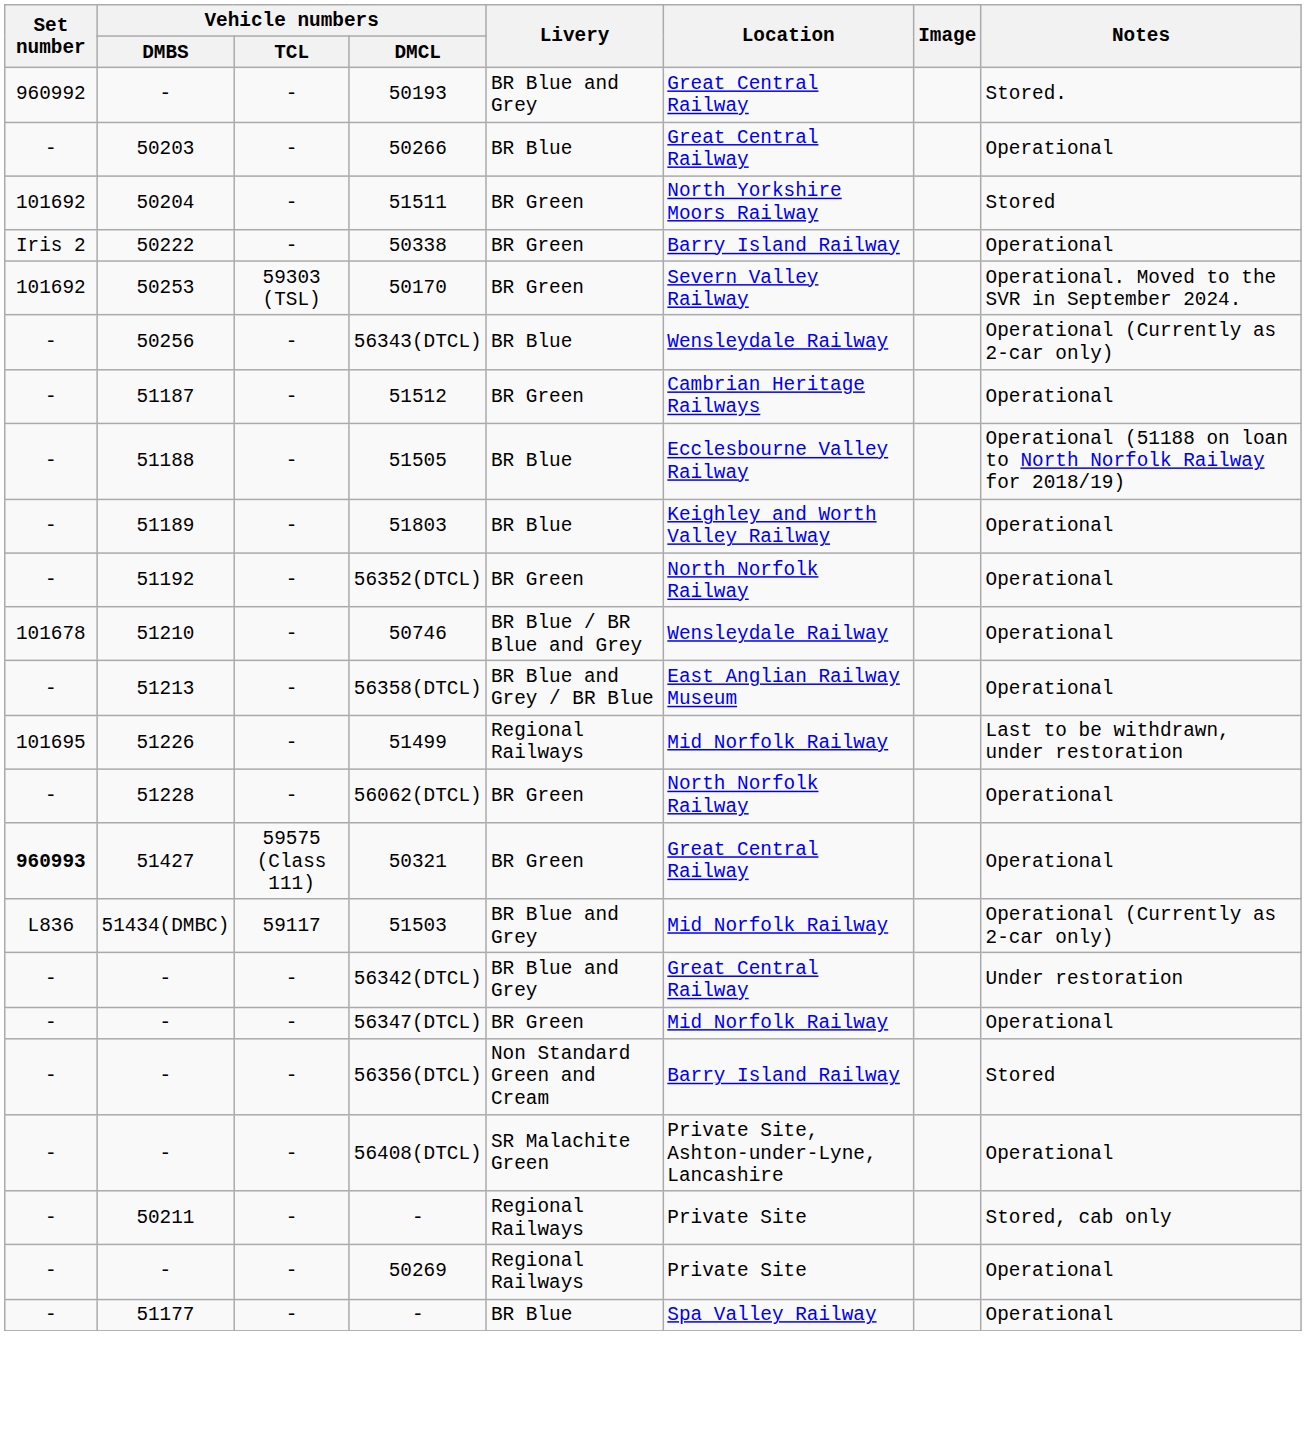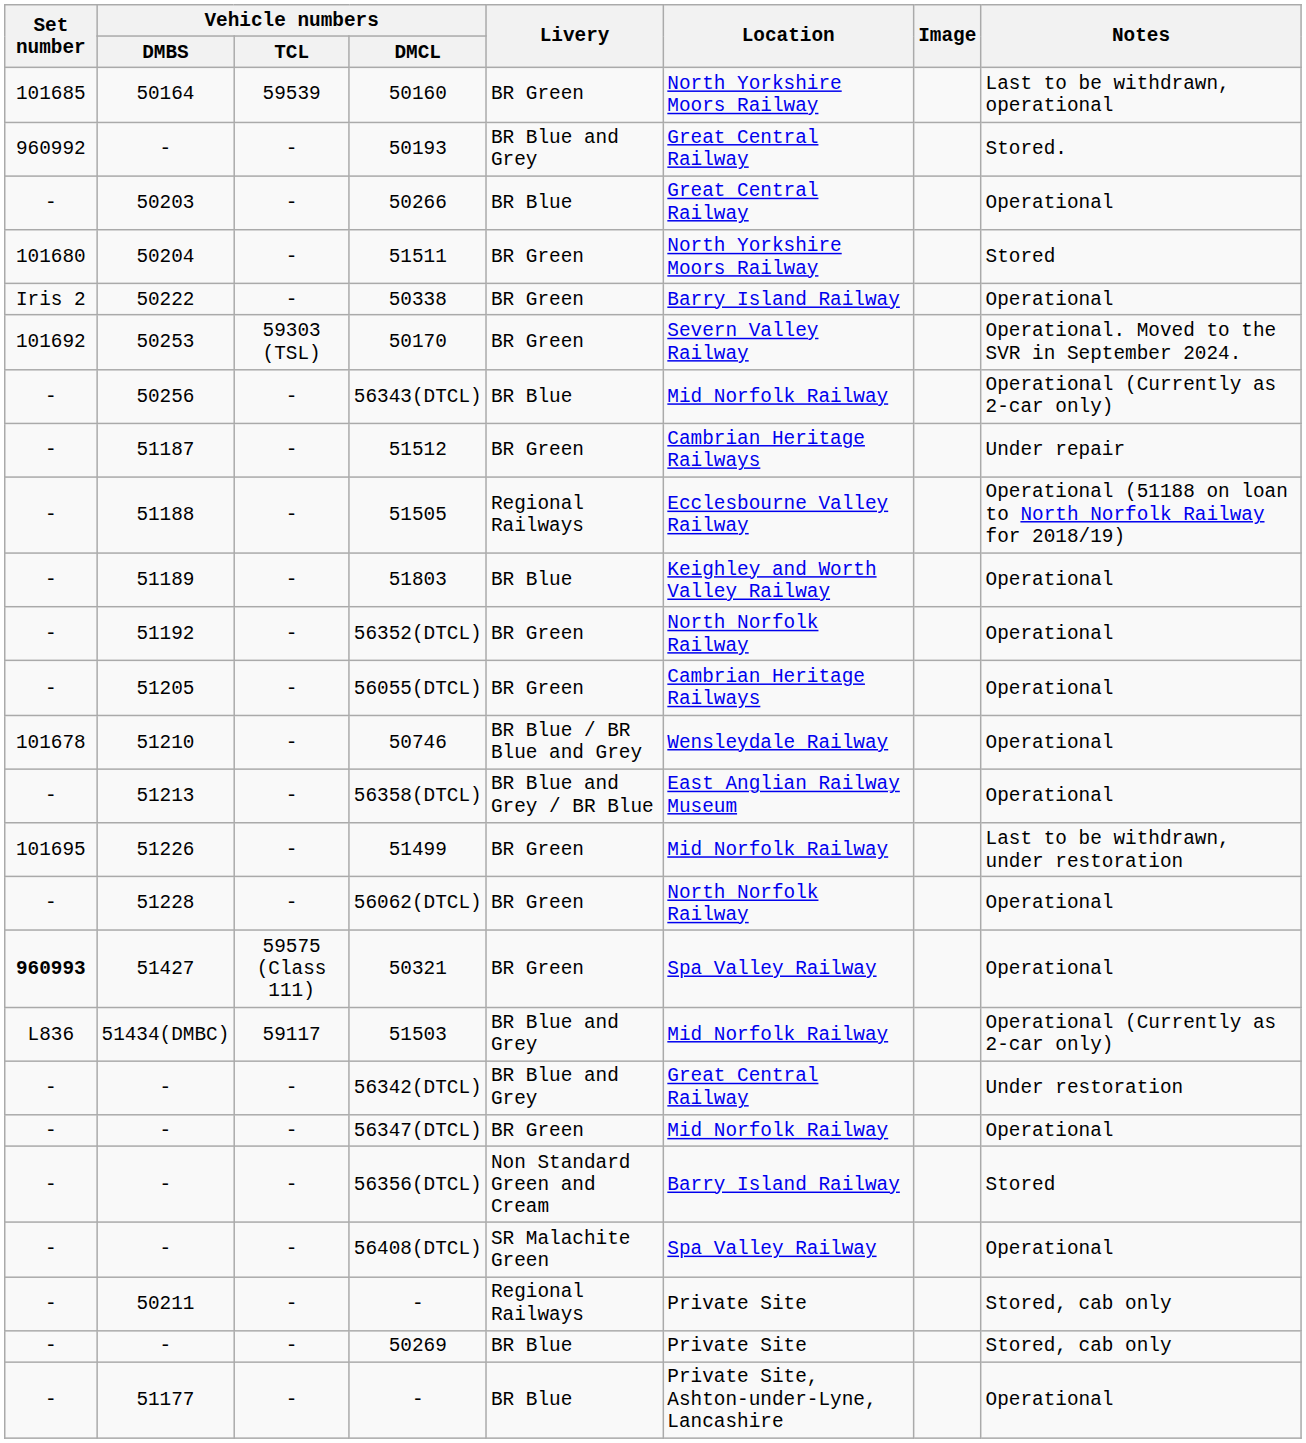+ row: (165, 95)
(51, 203) 101692 -> (51, 257) 101680
(778, 342) Wensleydale Railway -> (778, 396) Mid Norfolk Railway
(1049, 396) Operational -> (1055, 450) Under repair
(532, 461) BR Blue -> (537, 515) Regional Railways
+ row: (165, 688)
(537, 742) Regional Railways -> (537, 850) BR Green
(743, 861) Great Central Railway -> (772, 969) Spa Valley Railway
(772, 1153) Private Site, Ashton-under-Lyne, Lancashire -> (772, 1250) Spa Valley Railway
(537, 1272) Regional Railways -> (532, 1346) BR Blue
(1049, 1272) Operational -> (1079, 1346) Stored, cab only
(772, 1315) Spa Valley Railway -> (772, 1400) Private Site, Ashton-under-Lyne, Lancashire
